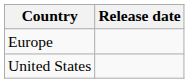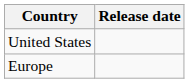rows swapped: (30, 41) <-> (50, 66)
